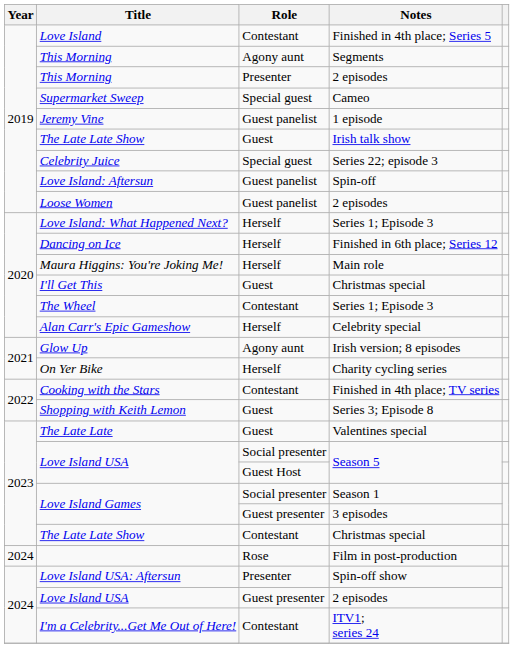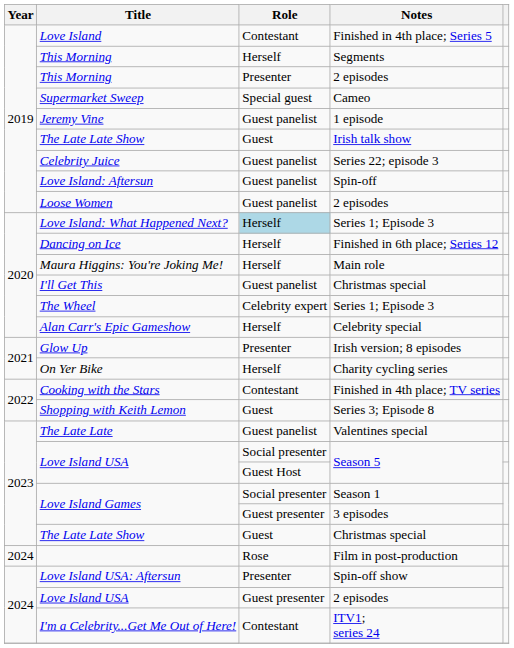(273, 56) Agony aunt -> (262, 56) Herself
(277, 160) Special guest -> (280, 160) Guest panelist
(262, 222) no background -> (262, 222) lightblue background
(258, 285) Guest -> (280, 285) Guest panelist
(270, 306) Contestant -> (285, 306) Celebrity expert
(273, 347) Agony aunt -> (267, 347) Presenter
(258, 431) Guest -> (280, 431) Guest panelist
(270, 535) Contestant -> (258, 535) Guest
